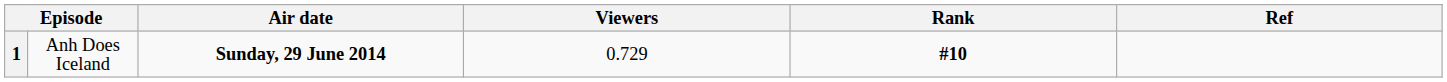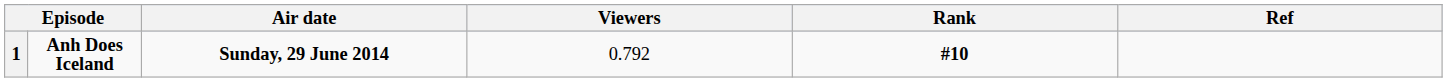(83, 54) normal -> (85, 54) bold
(627, 54) 0.729 -> (629, 54) 0.792
